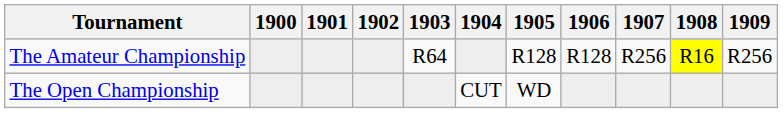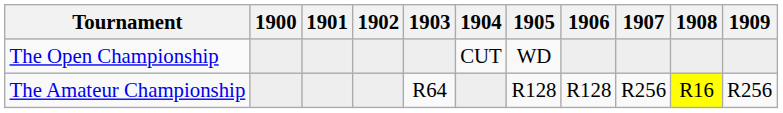rows swapped: (114, 90) <-> (127, 56)
